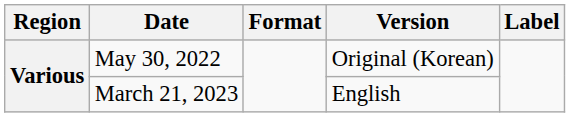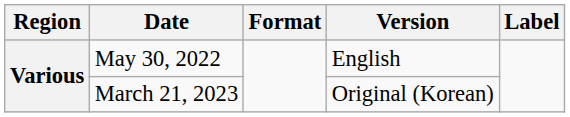(413, 58) Original (Korean) -> (366, 58) English
(366, 93) English -> (413, 93) Original (Korean)
